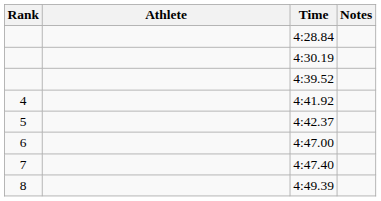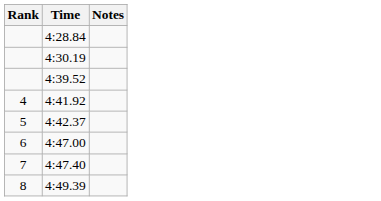- column: (166, 15)
